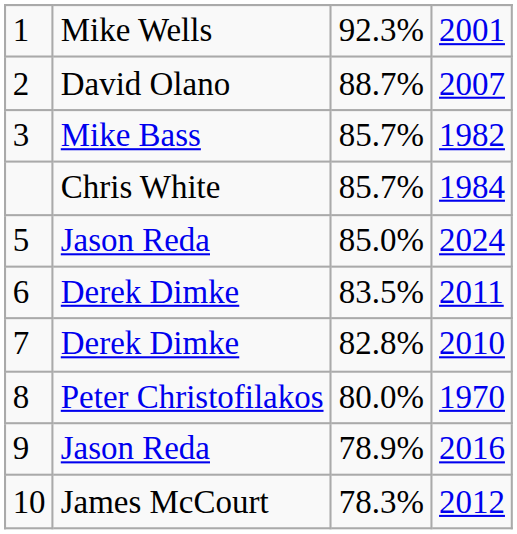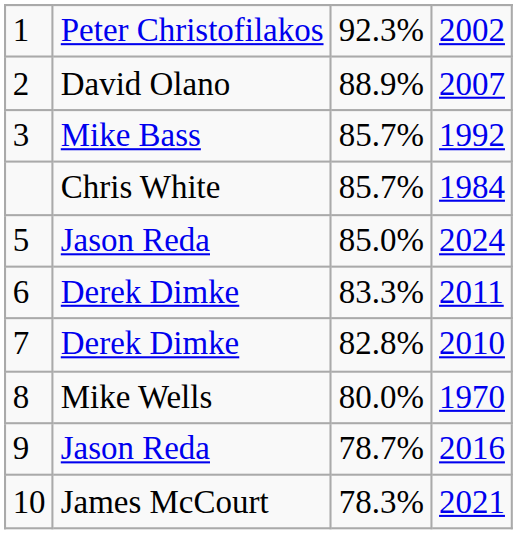(137, 30) Mike Wells -> (192, 30) Peter Christofilakos
(472, 30) 2001 -> (472, 30) 2002
(381, 82) 88.7% -> (381, 82) 88.9%
(472, 135) 1982 -> (472, 135) 1992
(381, 291) 83.5% -> (381, 291) 83.3%
(192, 396) Peter Christofilakos -> (137, 396) Mike Wells
(381, 448) 78.9% -> (381, 448) 78.7%
(472, 501) 2012 -> (472, 501) 2021
